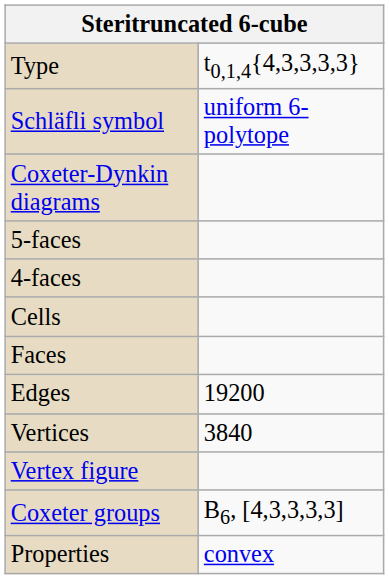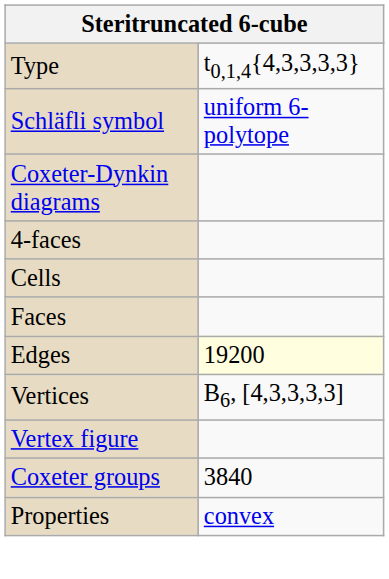- row: (46, 239)
(234, 393) no background -> (234, 355) lightyellow background
(228, 432) 3840 -> (274, 396) B6, [4,3,3,3,3]
(274, 512) B6, [4,3,3,3,3] -> (228, 477) 3840
